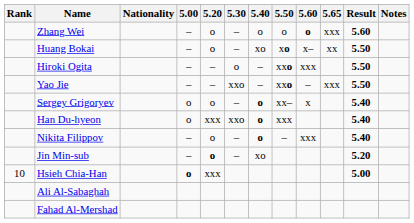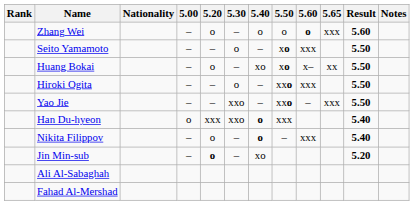+ row: (73, 49)
- row: (75, 102)
- row: (72, 173)
